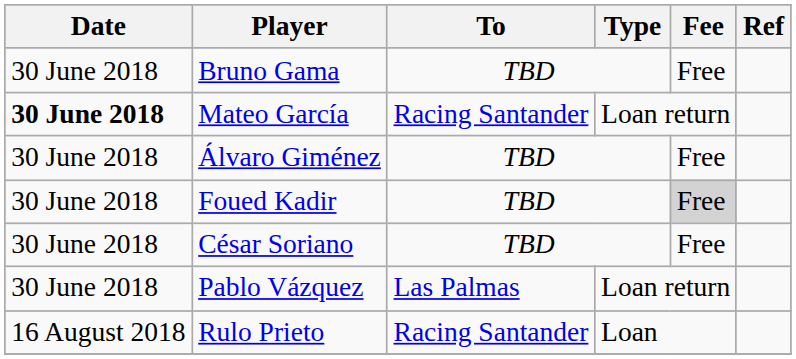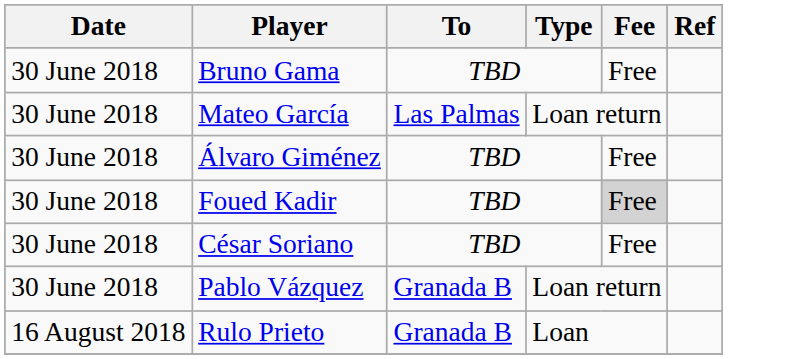(88, 113) bold -> (85, 113) normal
(491, 113) Racing Santander -> (457, 113) Las Palmas
(457, 288) Las Palmas -> (453, 288) Granada B
(491, 331) Racing Santander -> (453, 331) Granada B
